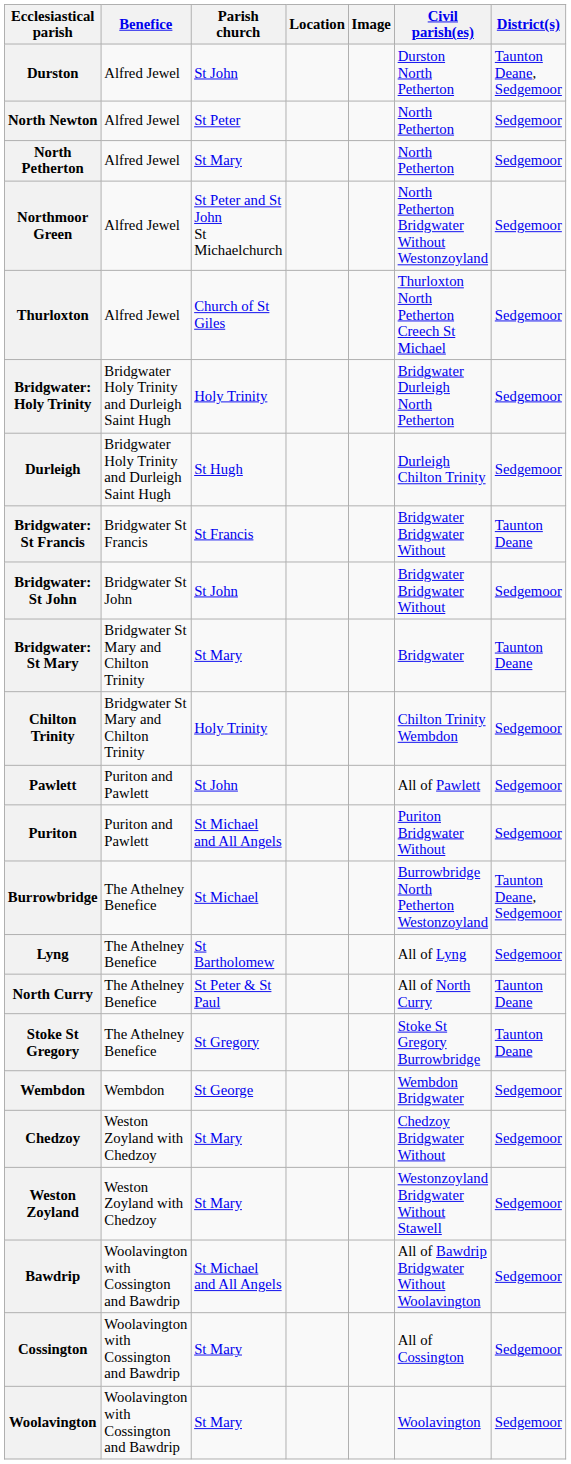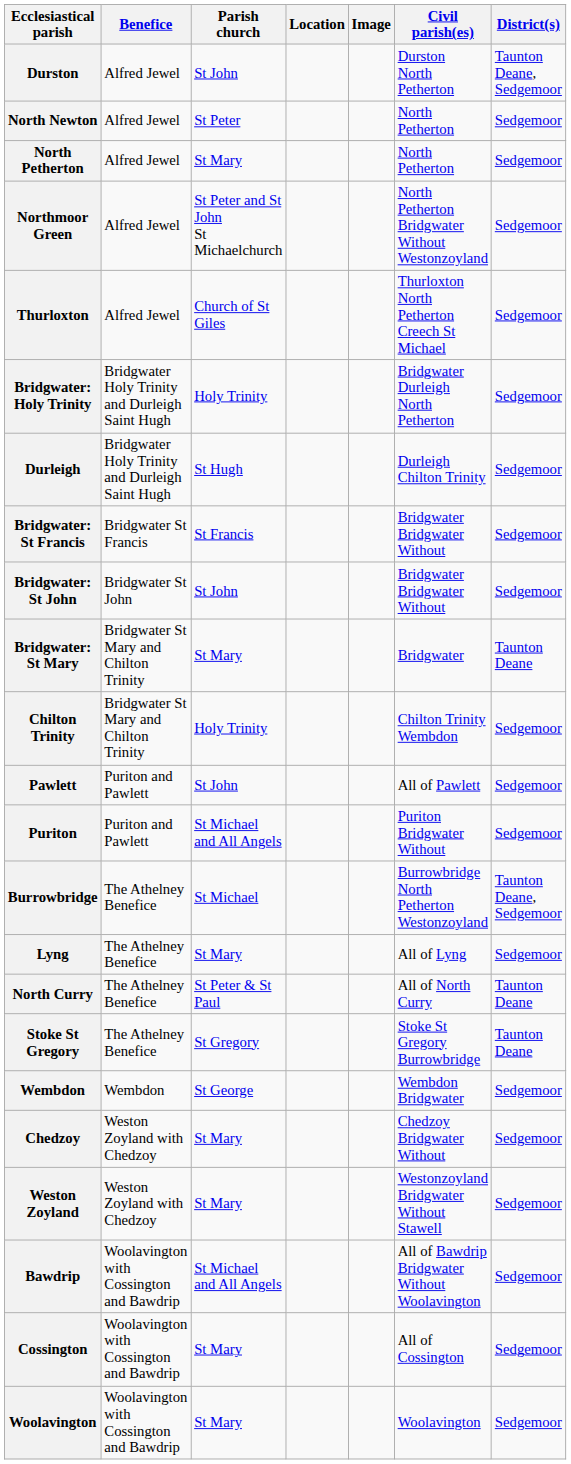(519, 534) Taunton Deane -> (528, 534) Sedgemoor
(234, 954) St Bartholomew -> (218, 954) St Mary
